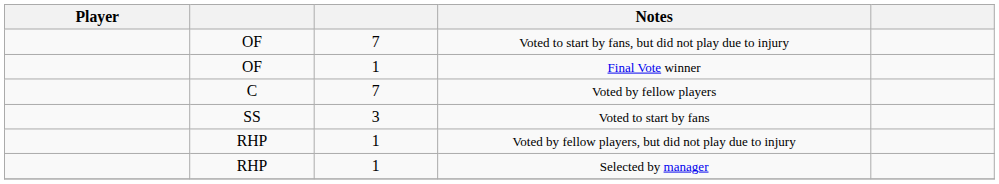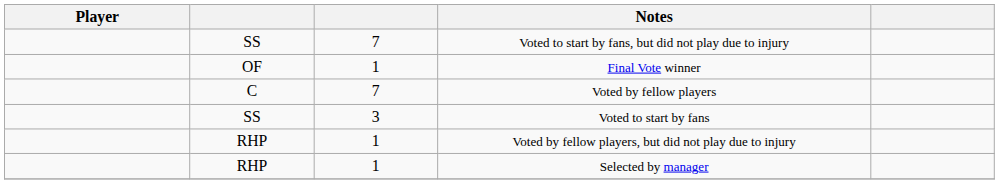(252, 41) OF -> (252, 41) SS
